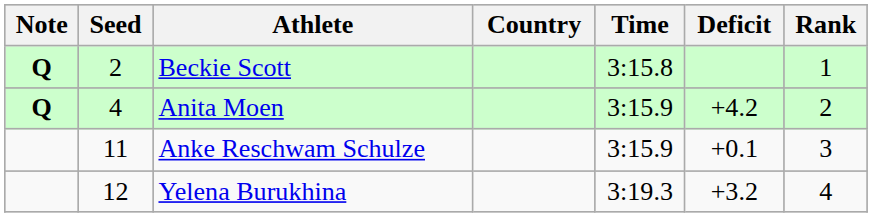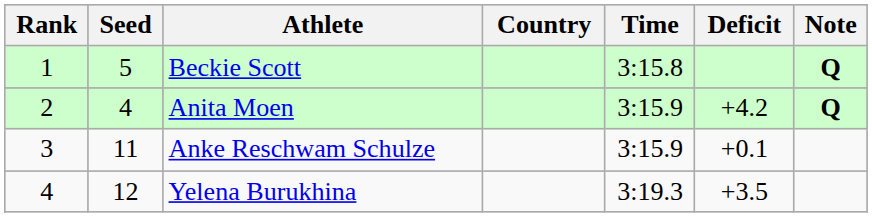columns swapped: (826, 25) <-> (42, 25)
(116, 66) 2 -> (126, 66) 5
(734, 190) +3.2 -> (744, 190) +3.5
